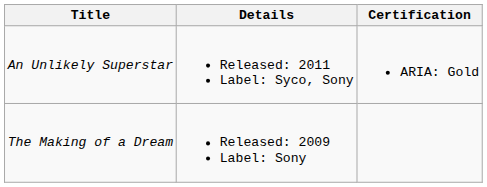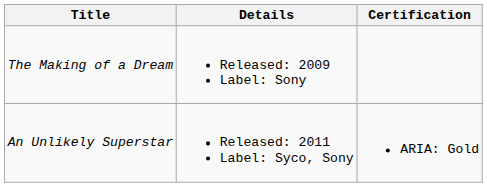rows swapped: (90, 143) <-> (90, 65)
